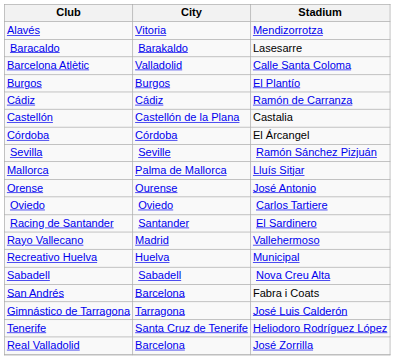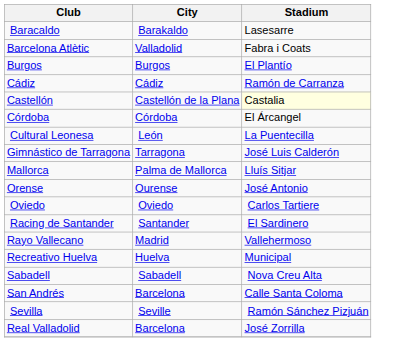- row: (23, 30)
(302, 65) Calle Santa Coloma -> (278, 48) Fabra i Coats
(273, 118) no background -> (264, 100) lightyellow background
+ row: (50, 135)
rows swapped: (68, 310) <-> (25, 153)
(286, 293) Fabra i Coats -> (294, 293) Calle Santa Coloma
- row: (27, 328)
